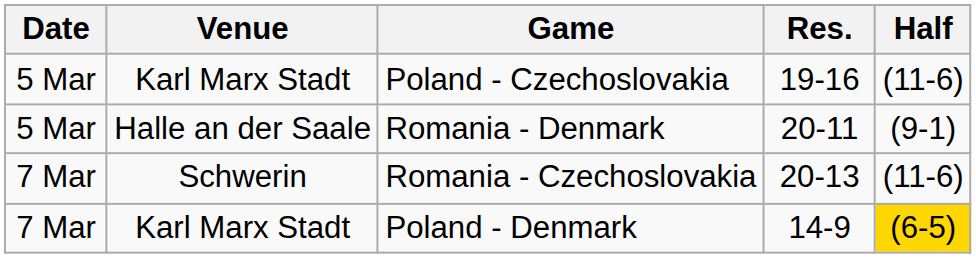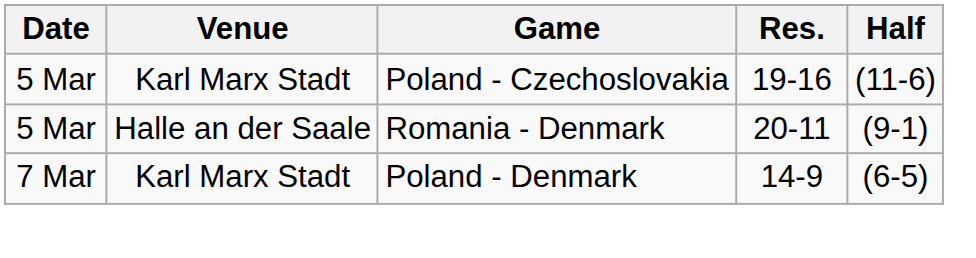- row: (571, 177)
(923, 227) gold background -> (895, 177) no background
